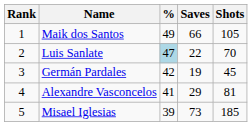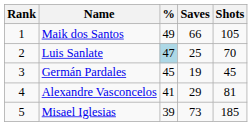(195, 53) 22 -> (195, 53) 25
(169, 72) 42 -> (169, 72) 45
